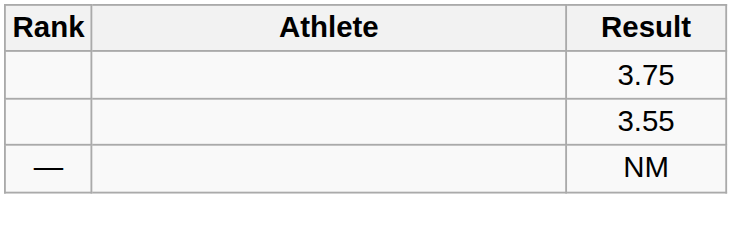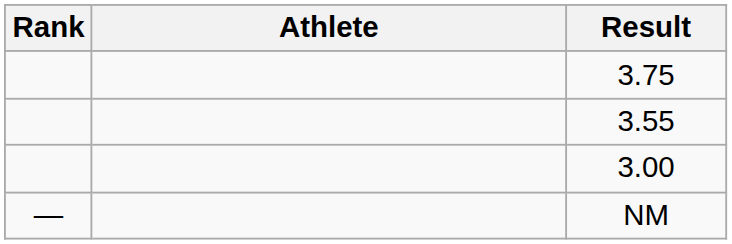+ row: (646, 167)
